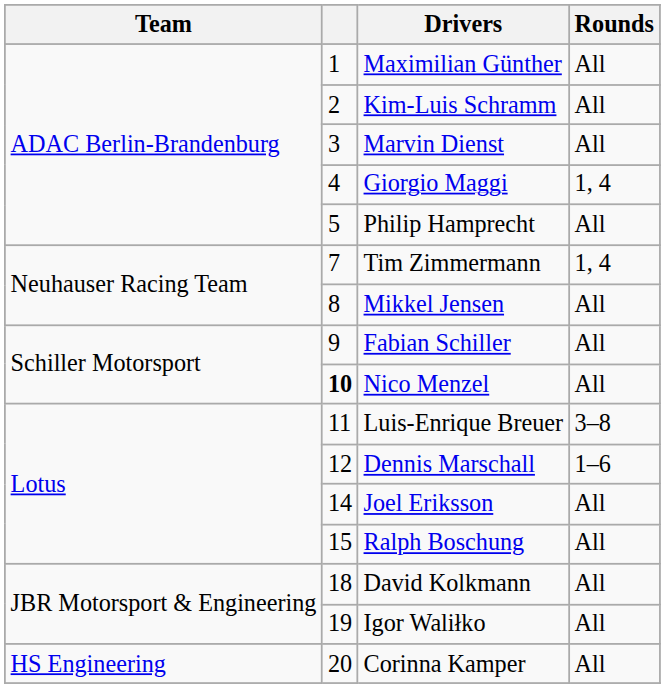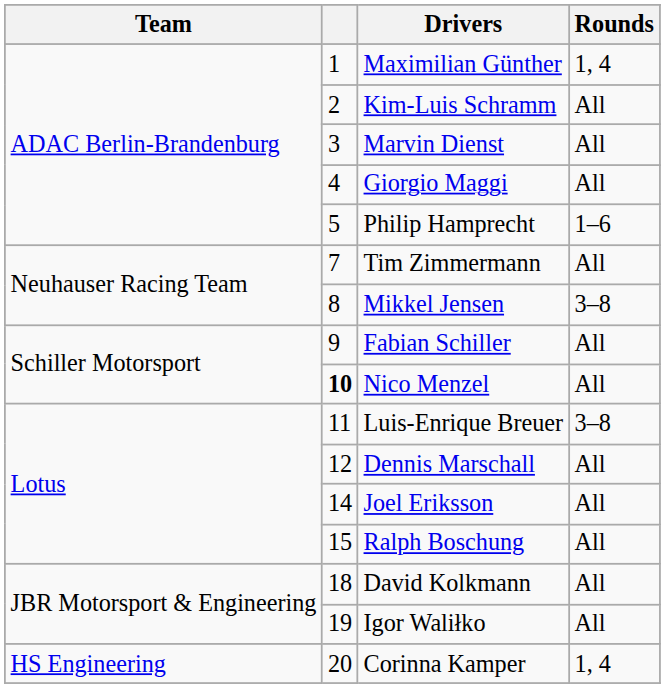(590, 64) All -> (593, 64) 1, 4
(593, 183) 1, 4 -> (590, 183) All
(590, 223) All -> (593, 223) 1–6
(593, 263) 1, 4 -> (590, 263) All
(590, 303) All -> (593, 303) 3–8
(593, 463) 1–6 -> (590, 463) All
(590, 663) All -> (593, 663) 1, 4
